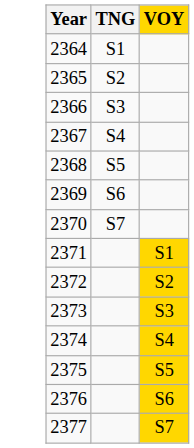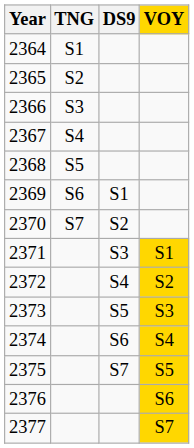+ column: (119, 19)
